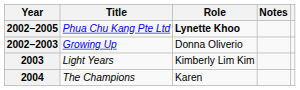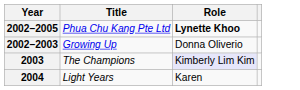- column: (274, 12)
(88, 61) Light Years -> (99, 61) The Champions
(215, 61) no background -> (215, 61) lavender background
(99, 77) The Champions -> (88, 77) Light Years
